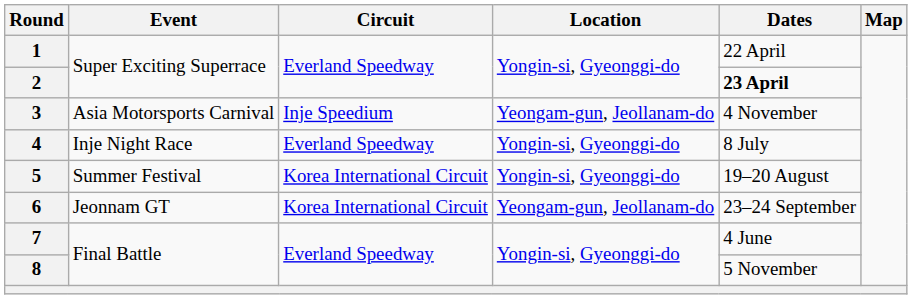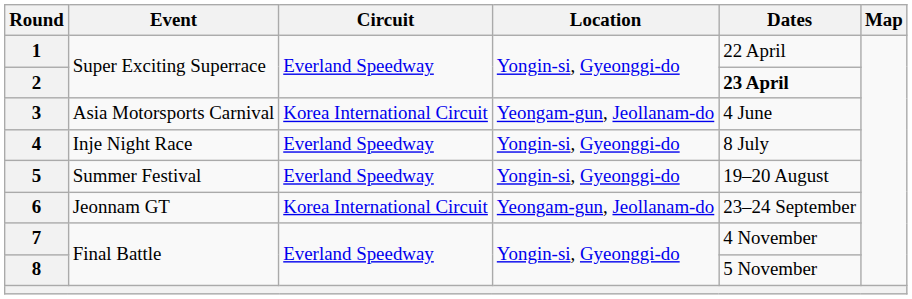(338, 113) Inje Speedium -> (386, 113) Korea International Circuit
(770, 113) 4 November -> (748, 113) 4 June
(386, 175) Korea International Circuit -> (359, 175) Everland Speedway
(748, 238) 4 June -> (770, 238) 4 November
